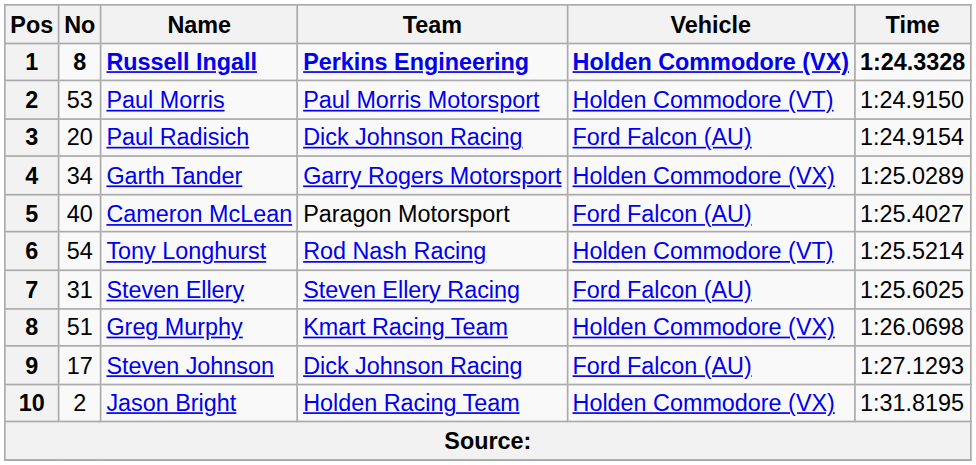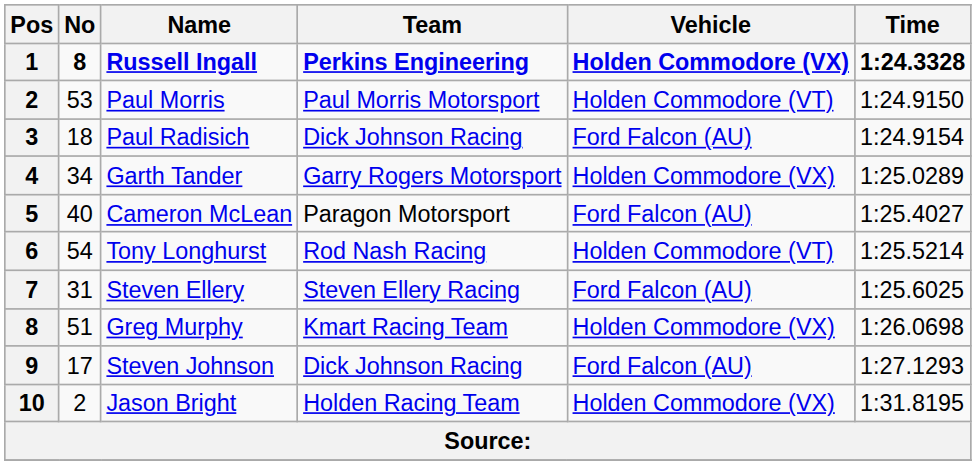(80, 137) 20 -> (80, 137) 18
